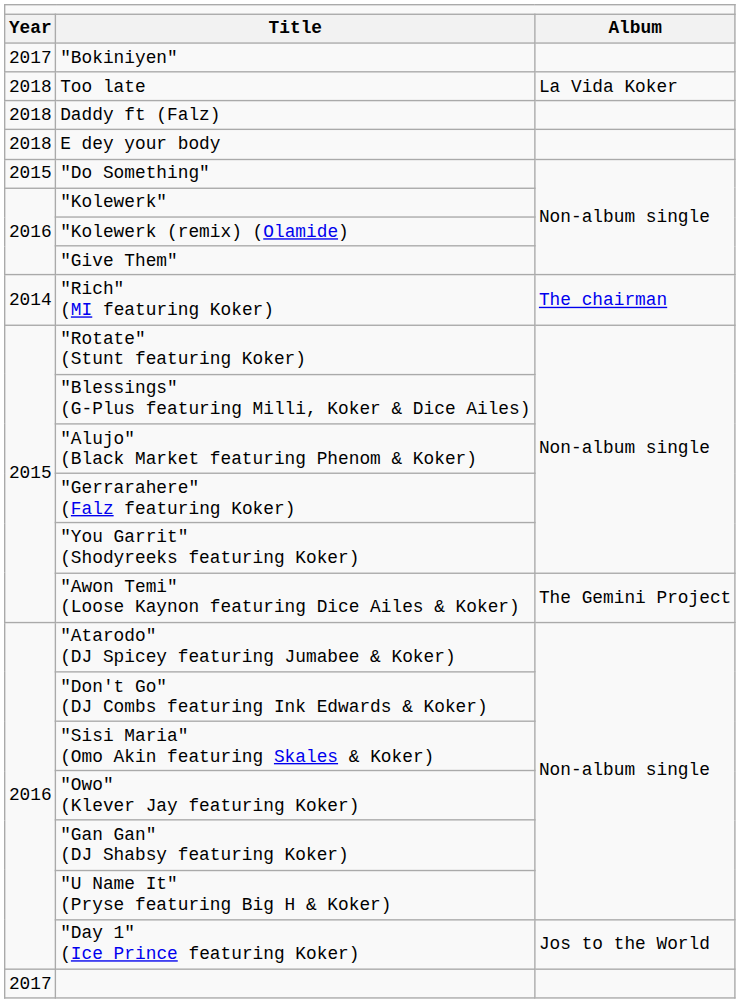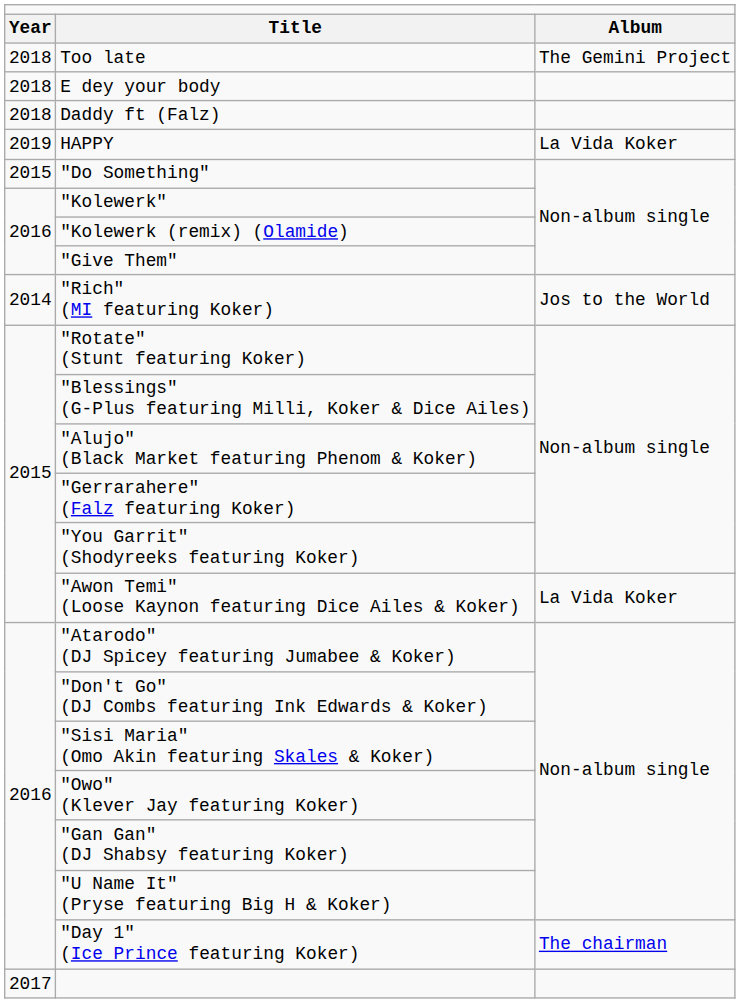- row: (30, 57)
(608, 86) La Vida Koker -> (635, 57) The Gemini Project
rows swapped: (30, 145) <-> (30, 115)
+ row: (30, 145)
(603, 300) The chairman -> (624, 300) Jos to the World
(635, 597) The Gemini Project -> (608, 597) La Vida Koker
(624, 944) Jos to the World -> (603, 944) The chairman
